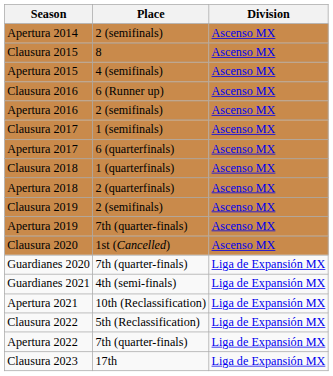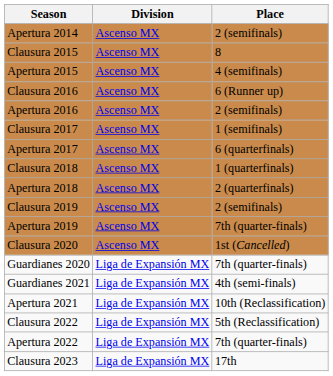columns swapped: (268, 14) <-> (151, 14)
